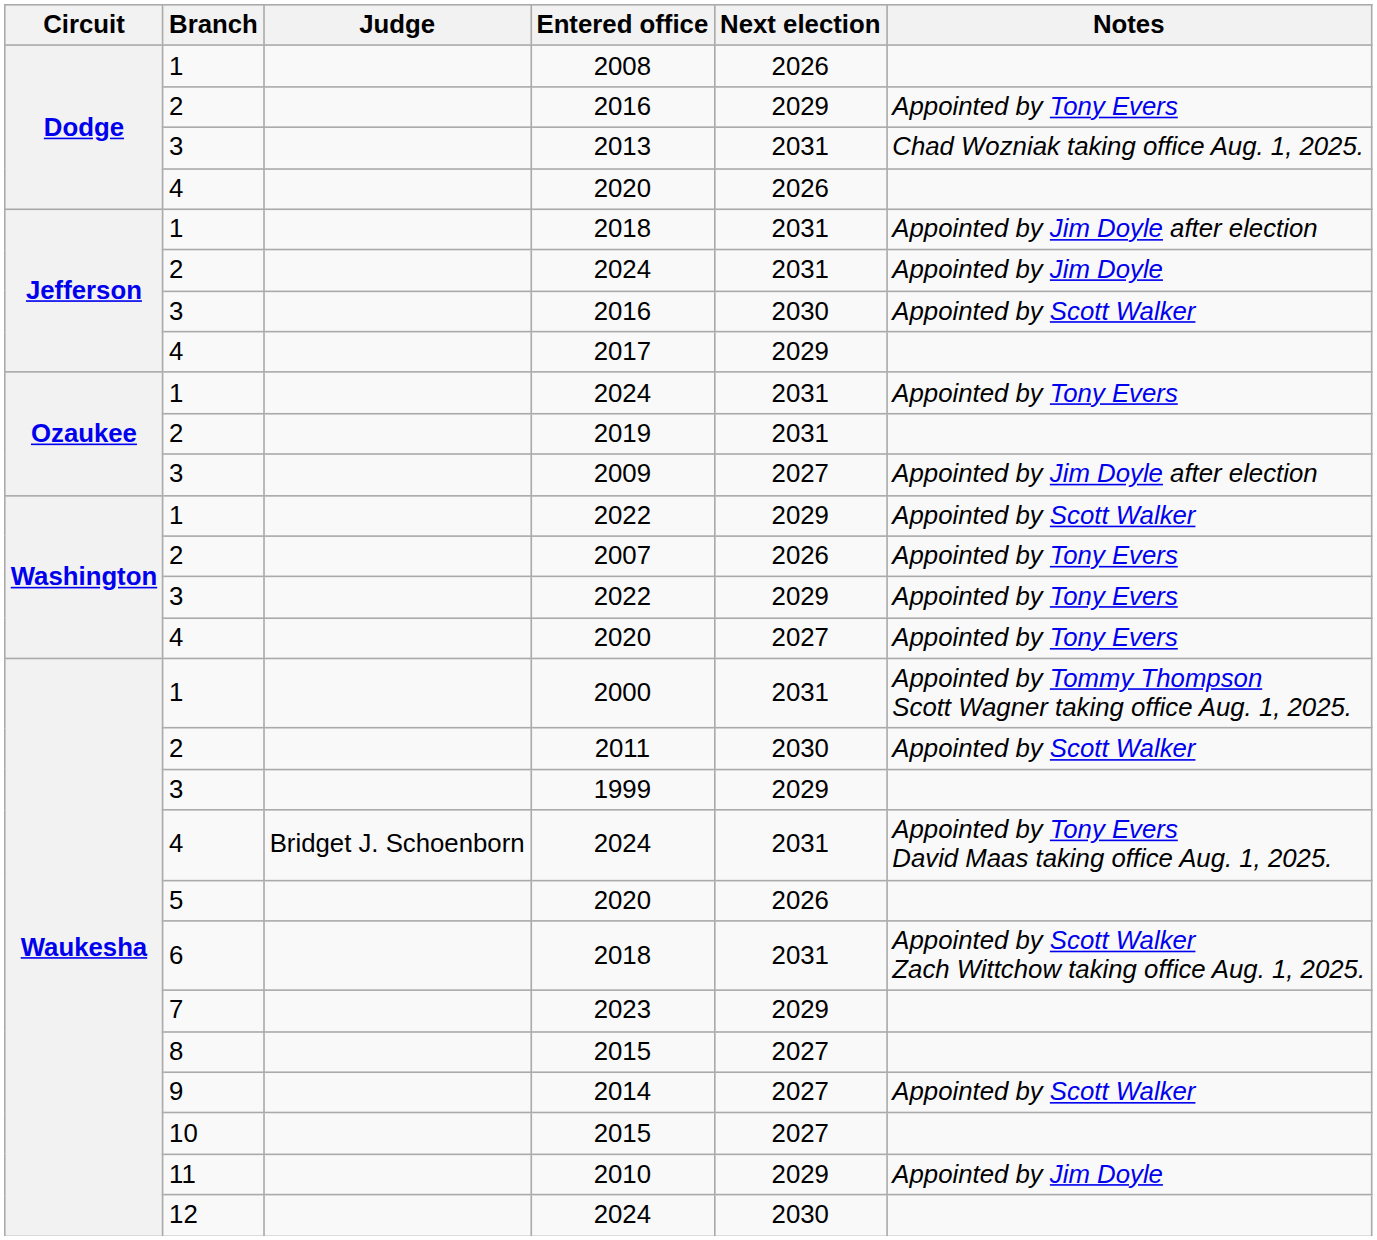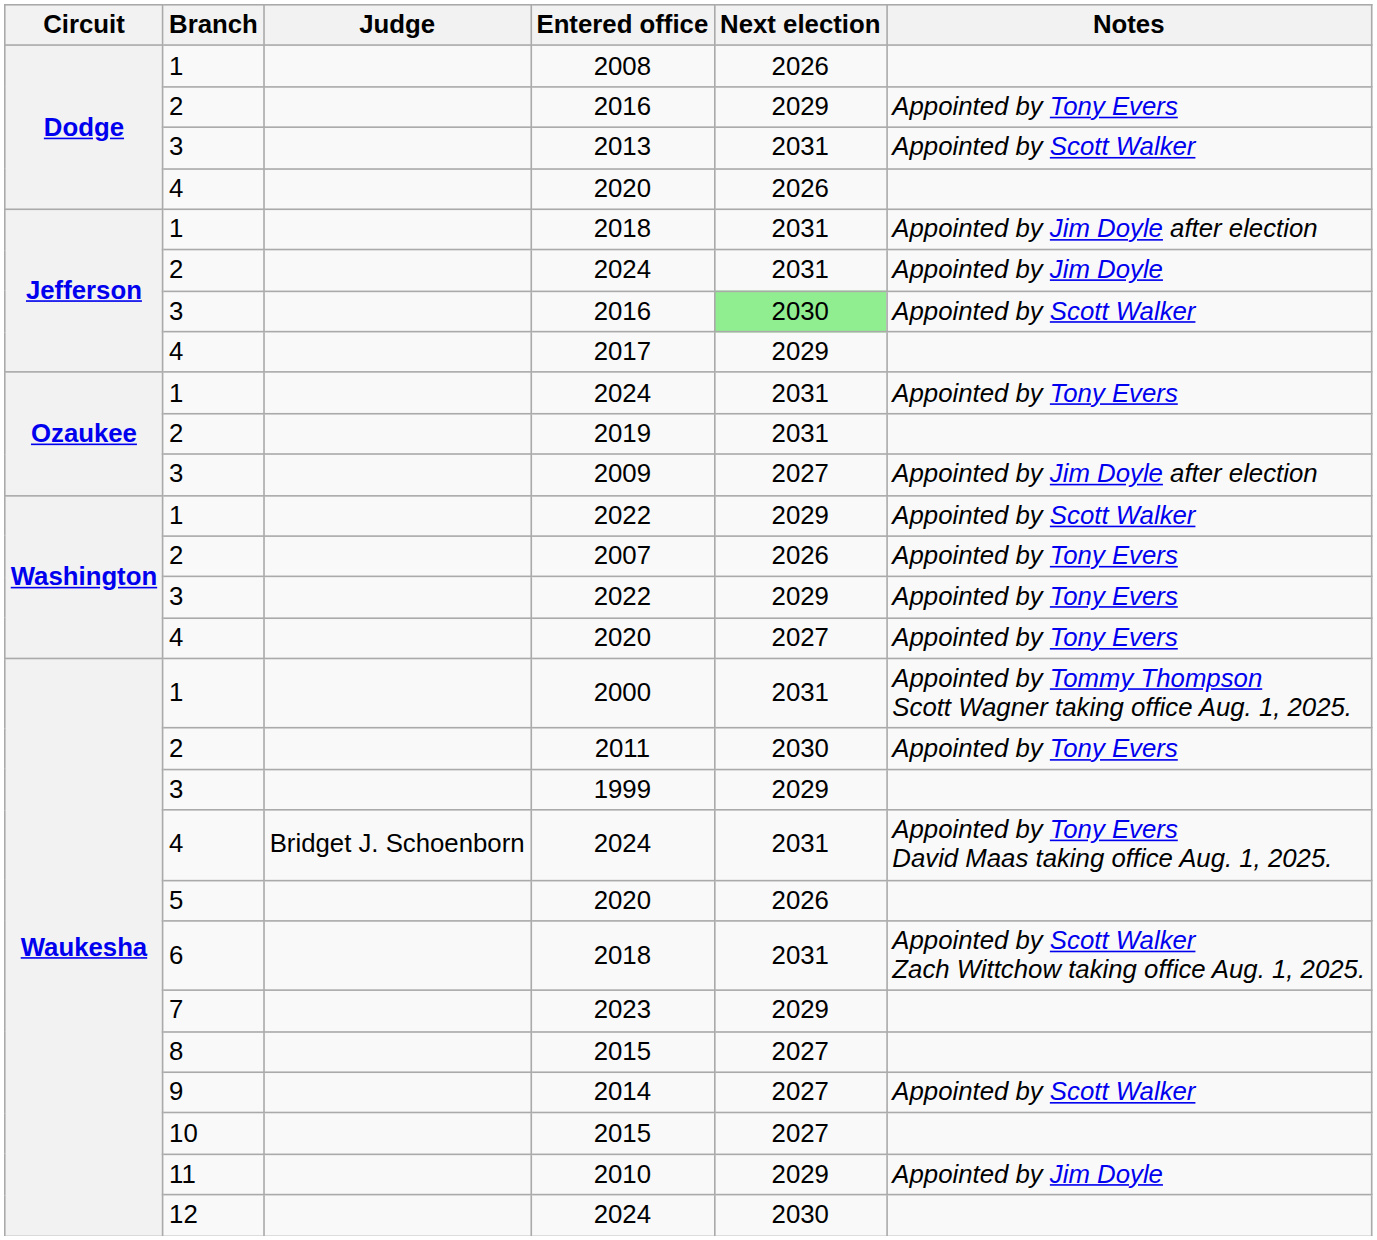(1128, 147) Chad Wozniak taking office Aug. 1, 2025. -> (1044, 147) Appointed by Scott Walker
(800, 310) no background -> (800, 310) lightgreen background
(1044, 748) Appointed by Scott Walker -> (1035, 748) Appointed by Tony Evers
